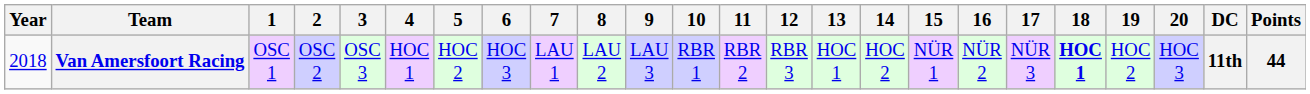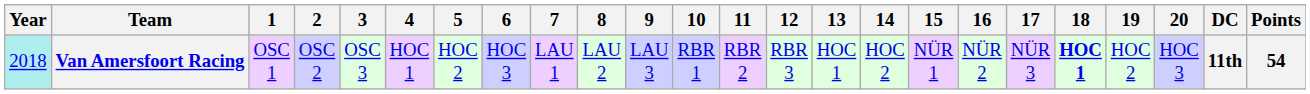(28, 61) no background -> (28, 61) paleturquoise background
(1276, 61) 44 -> (1276, 61) 54
